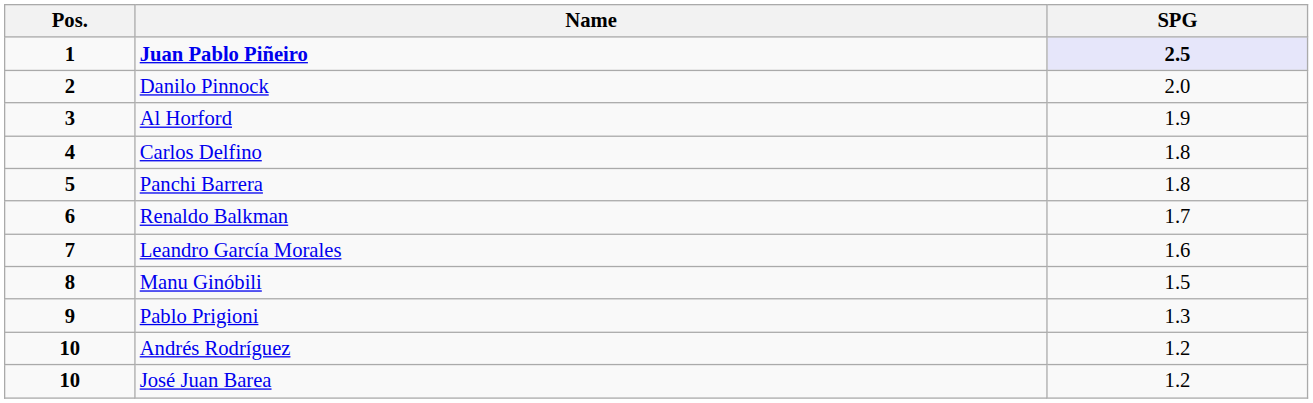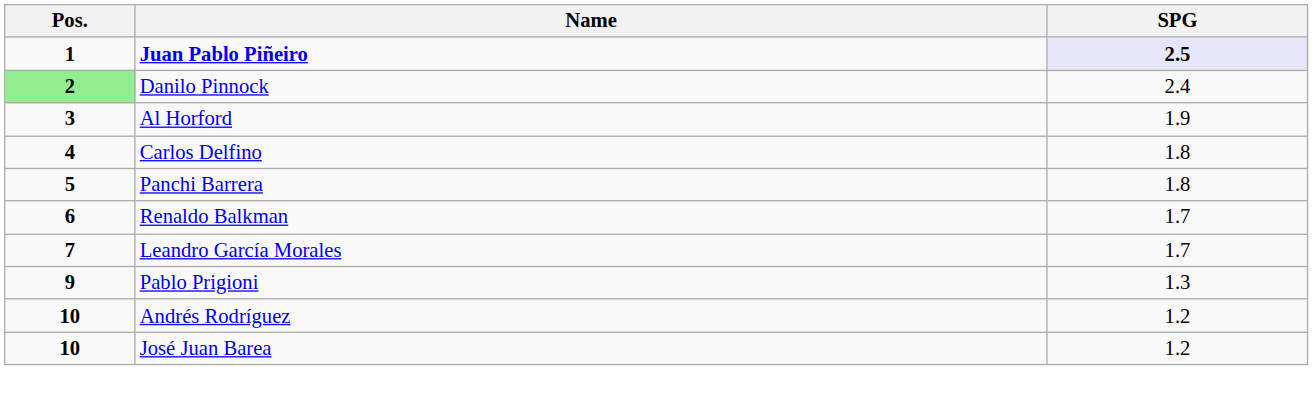(70, 86) no background -> (70, 86) lightgreen background
(1177, 86) 2.0 -> (1177, 86) 2.4
(1177, 250) 1.6 -> (1177, 250) 1.7
- row: (201, 282)
